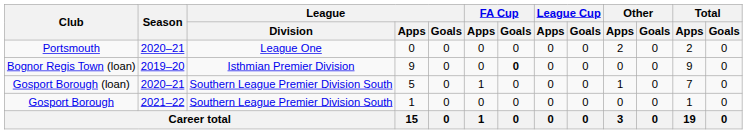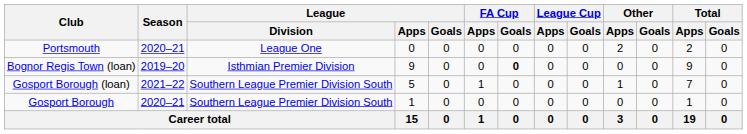(163, 84) 2020–21 -> (163, 84) 2021–22
(163, 102) 2021–22 -> (163, 102) 2020–21
